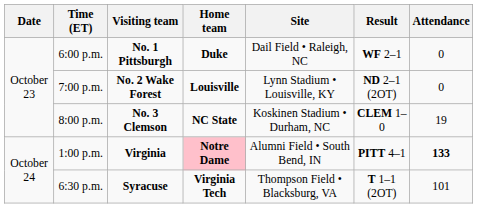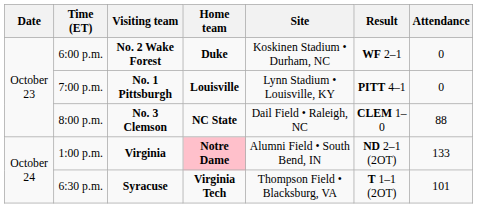(145, 54) No. 1 Pittsburgh -> (145, 54) No. 2 Wake Forest
(300, 54) Dail Field • Raleigh, NC -> (300, 54) Koskinen Stadium • Durham, NC
(145, 87) No. 2 Wake Forest -> (145, 87) No. 1 Pittsburgh
(382, 87) ND 2–1 (2OT) -> (382, 87) PITT 4–1
(300, 120) Koskinen Stadium • Durham, NC -> (300, 120) Dail Field • Raleigh, NC
(441, 120) 19 -> (441, 120) 88
(382, 153) PITT 4–1 -> (382, 153) ND 2–1 (2OT)
(441, 153) bold -> (441, 153) normal
